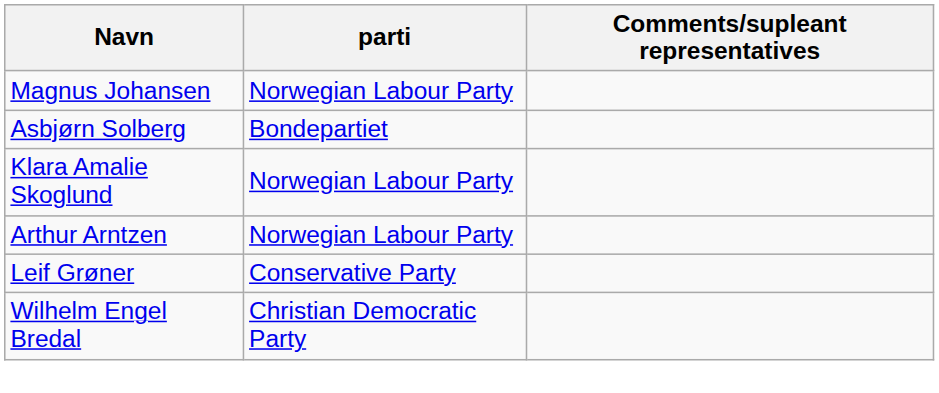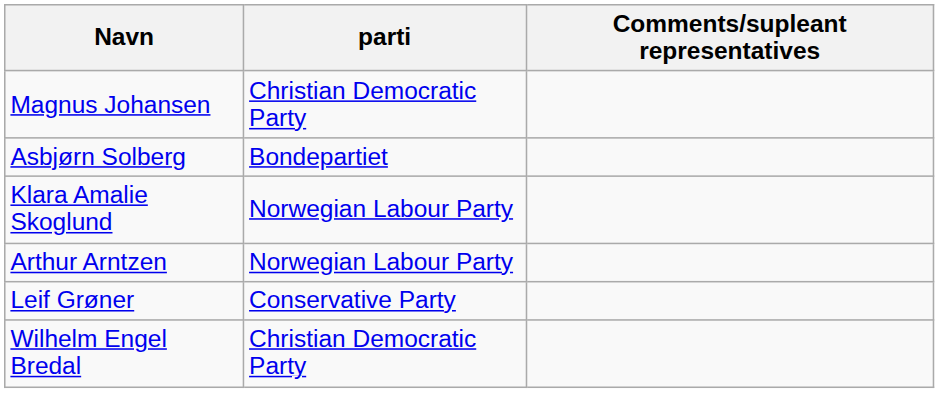(381, 90) Norwegian Labour Party -> (363, 104) Christian Democratic Party
